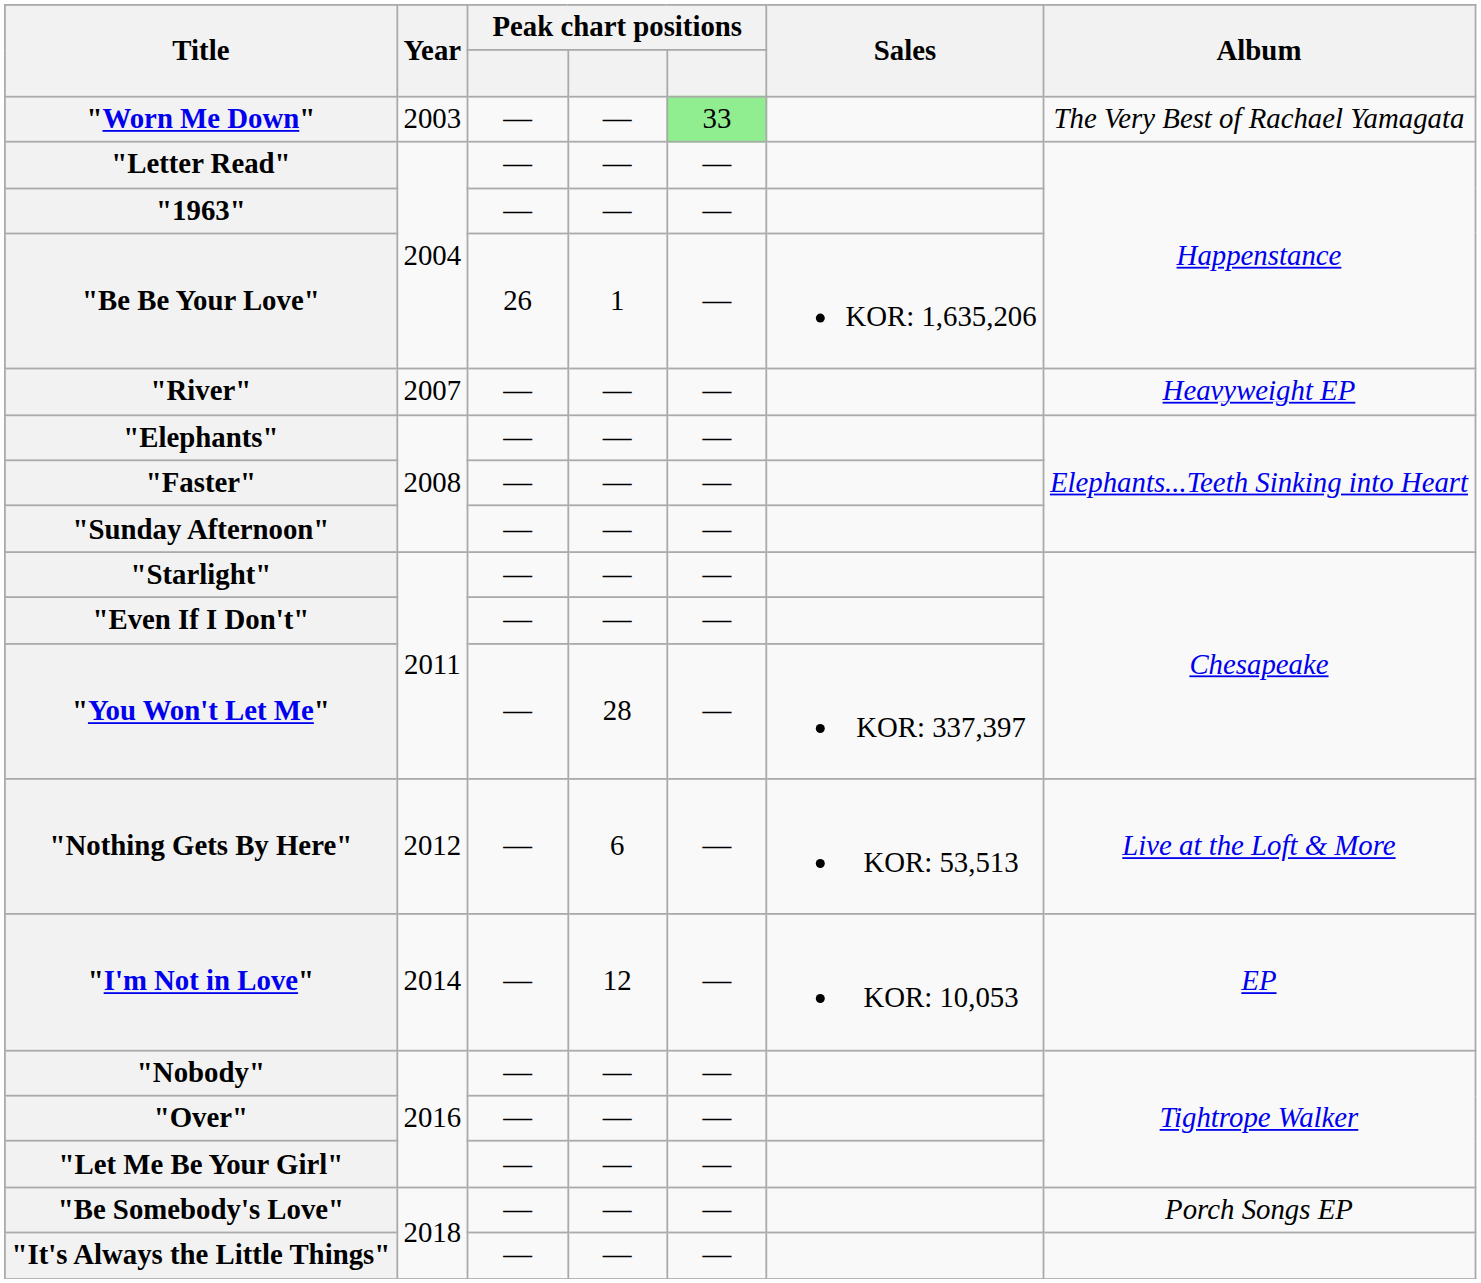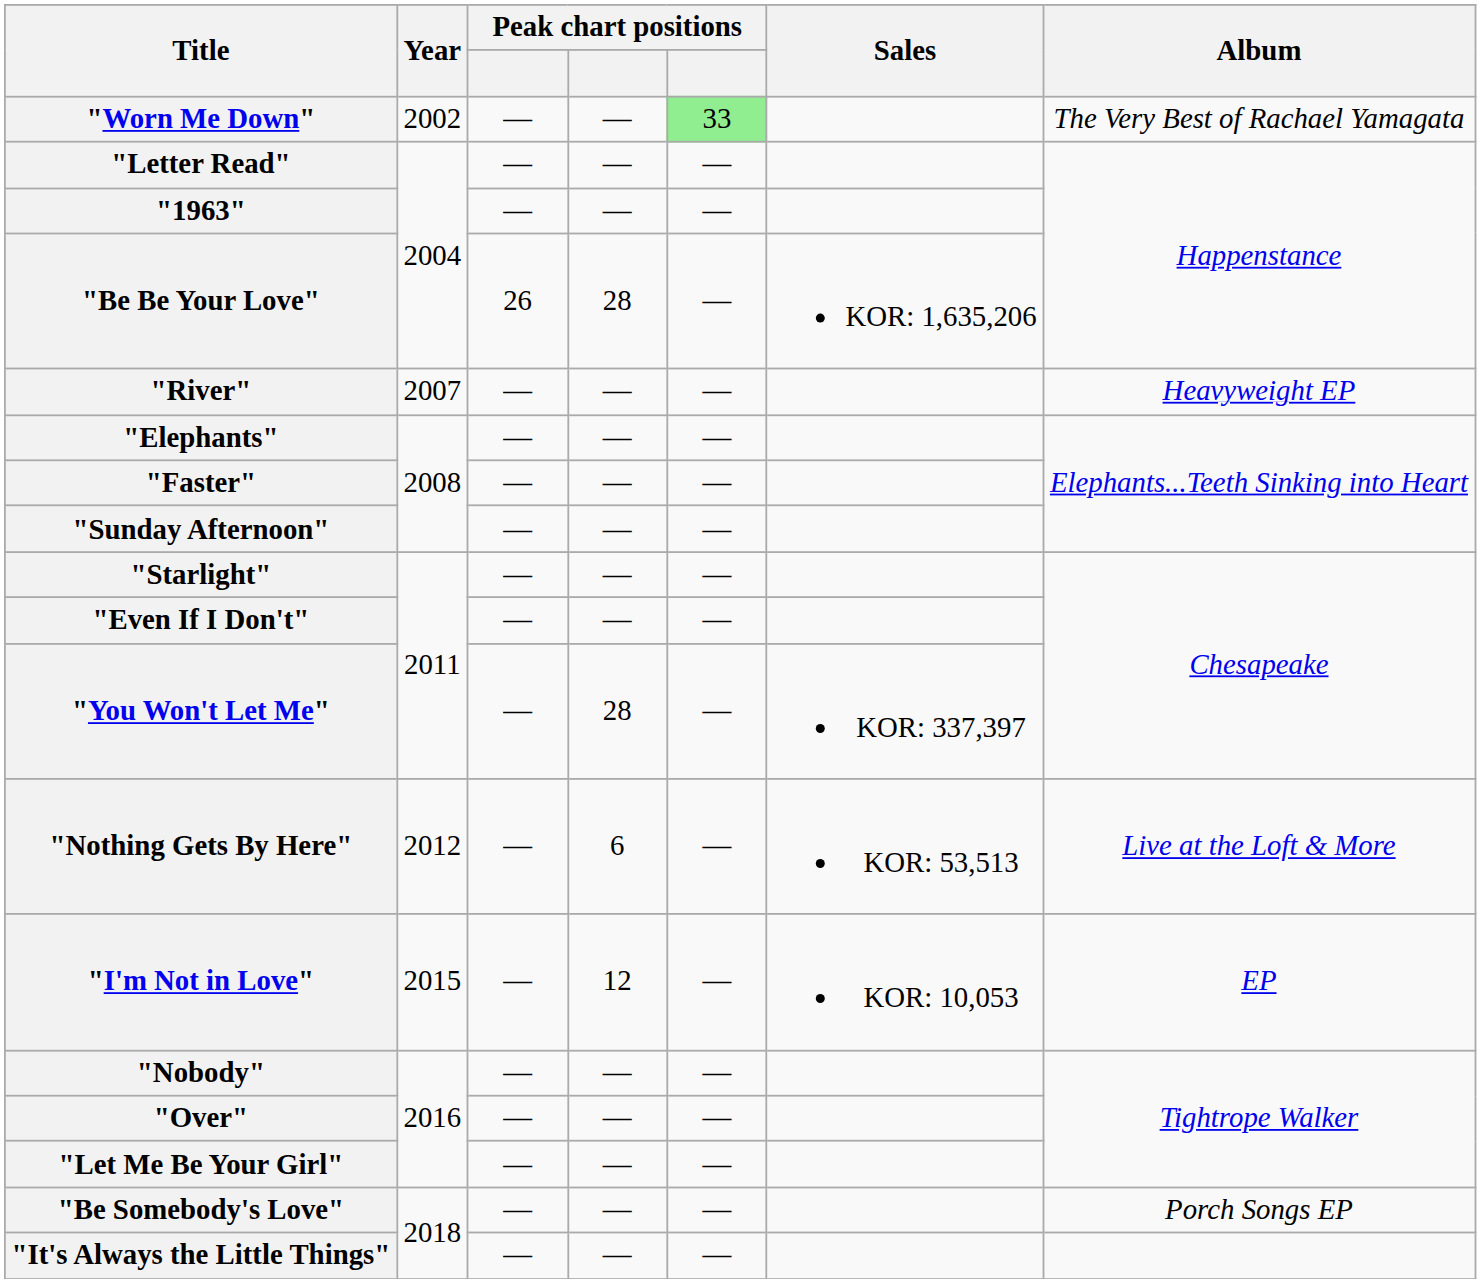(432, 118) 2003 -> (432, 118) 2002
(617, 300) 1 -> (617, 300) 28
(432, 981) 2014 -> (432, 981) 2015
